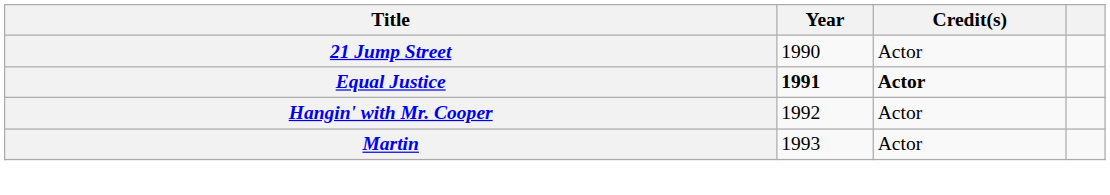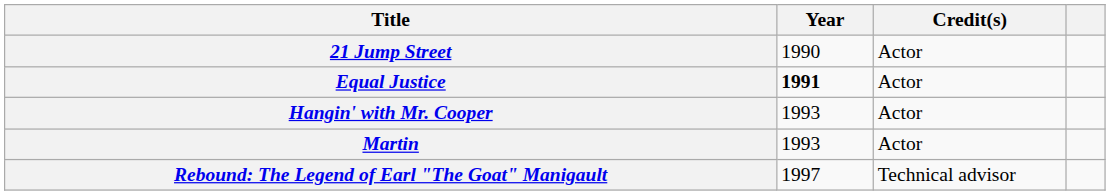(902, 81) bold -> (900, 81) normal
(801, 112) 1992 -> (801, 112) 1993
+ row: (391, 174)
